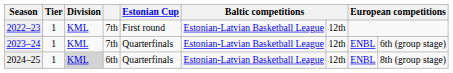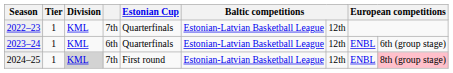(144, 27) First round -> (148, 27) Quarterfinals
(112, 43) 7th -> (112, 43) 6th
(112, 59) 6th -> (112, 59) 7th
(148, 59) Quarterfinals -> (144, 59) First round
(413, 59) no background -> (413, 59) pink background
